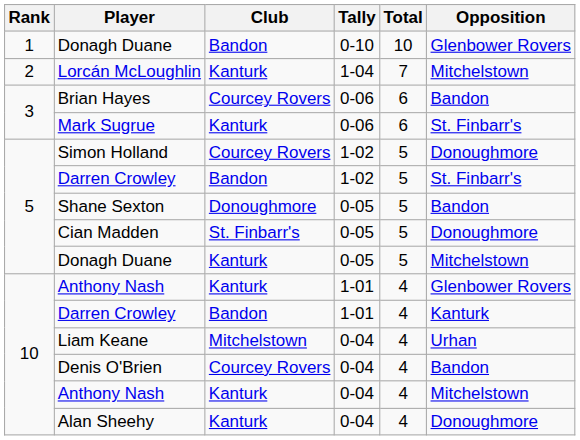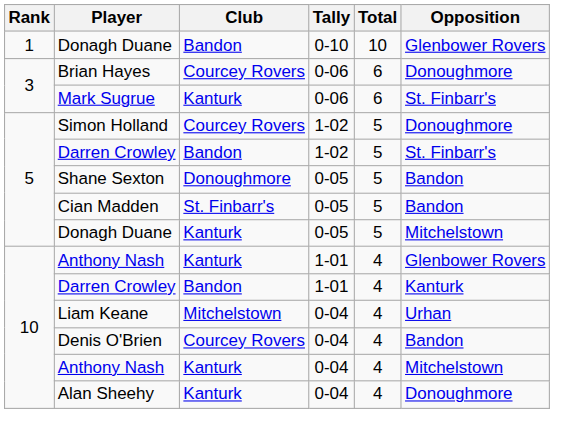- row: (129, 71)
(460, 98) Bandon -> (459, 71) Donoughmore
(484, 233) Donoughmore -> (434, 206) Bandon
